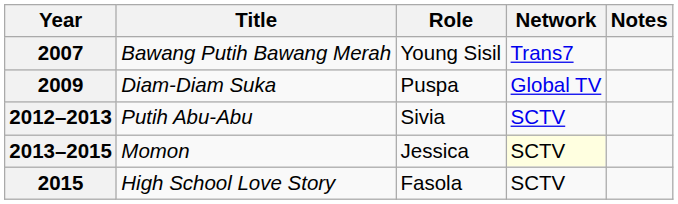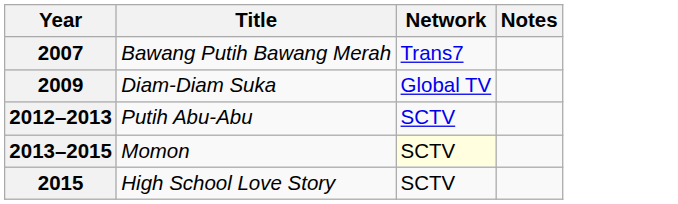- column: (451, 20)
